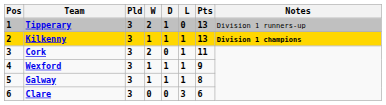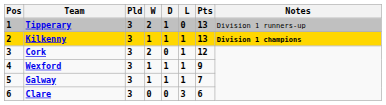(203, 53) 11 -> (203, 53) 12
(200, 80) 8 -> (200, 80) 7
